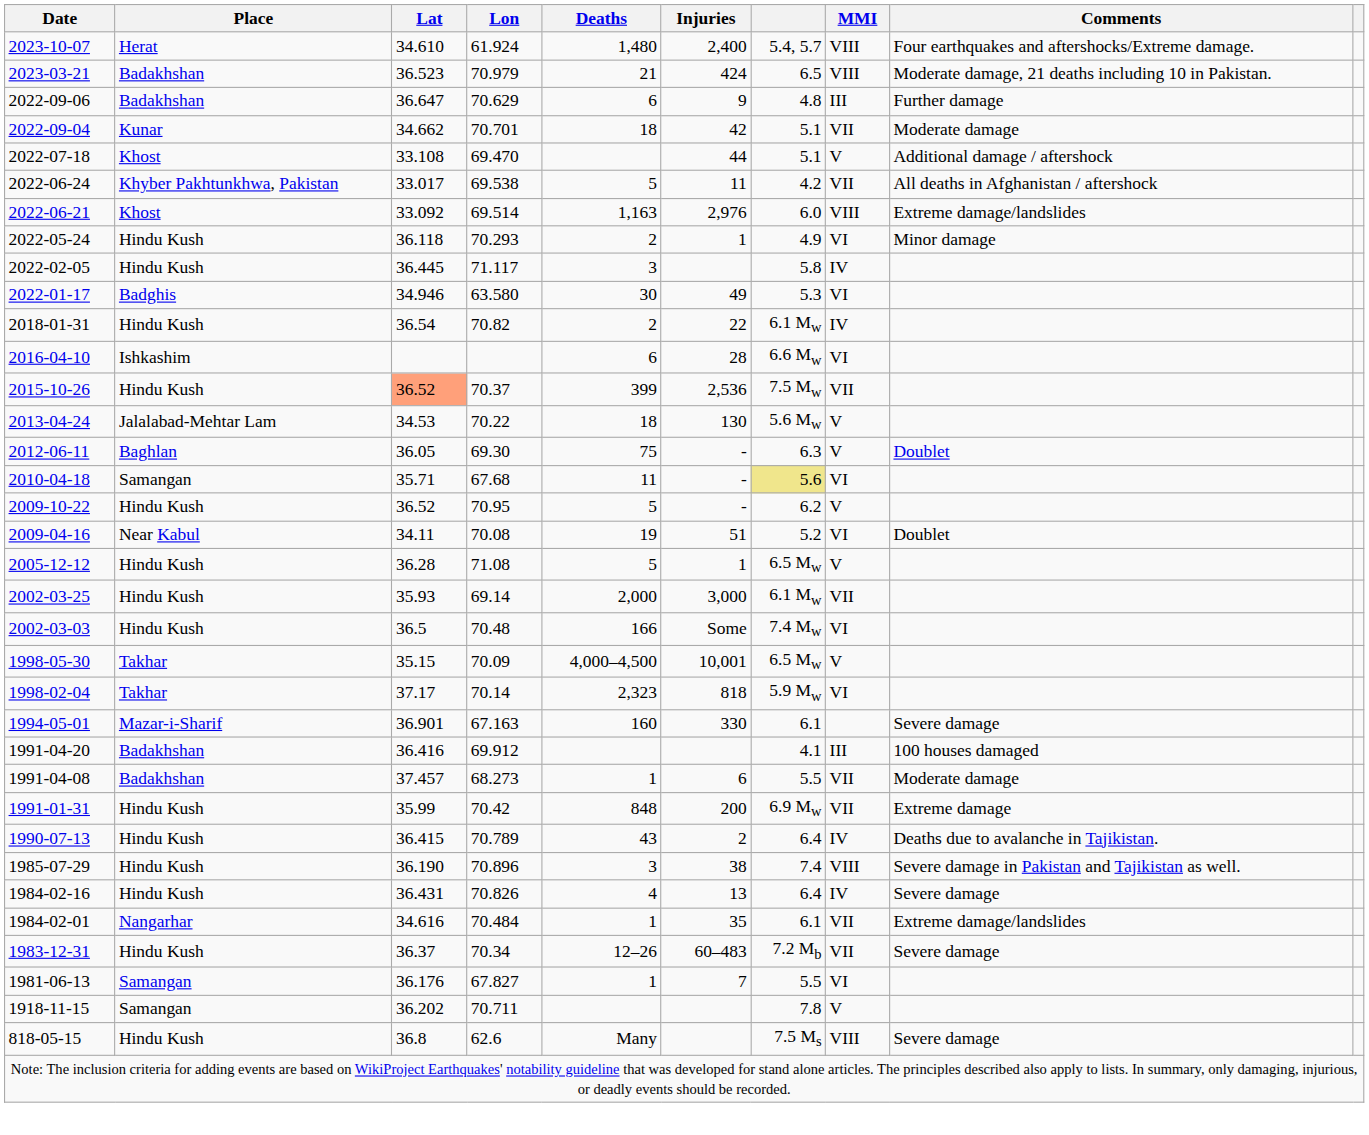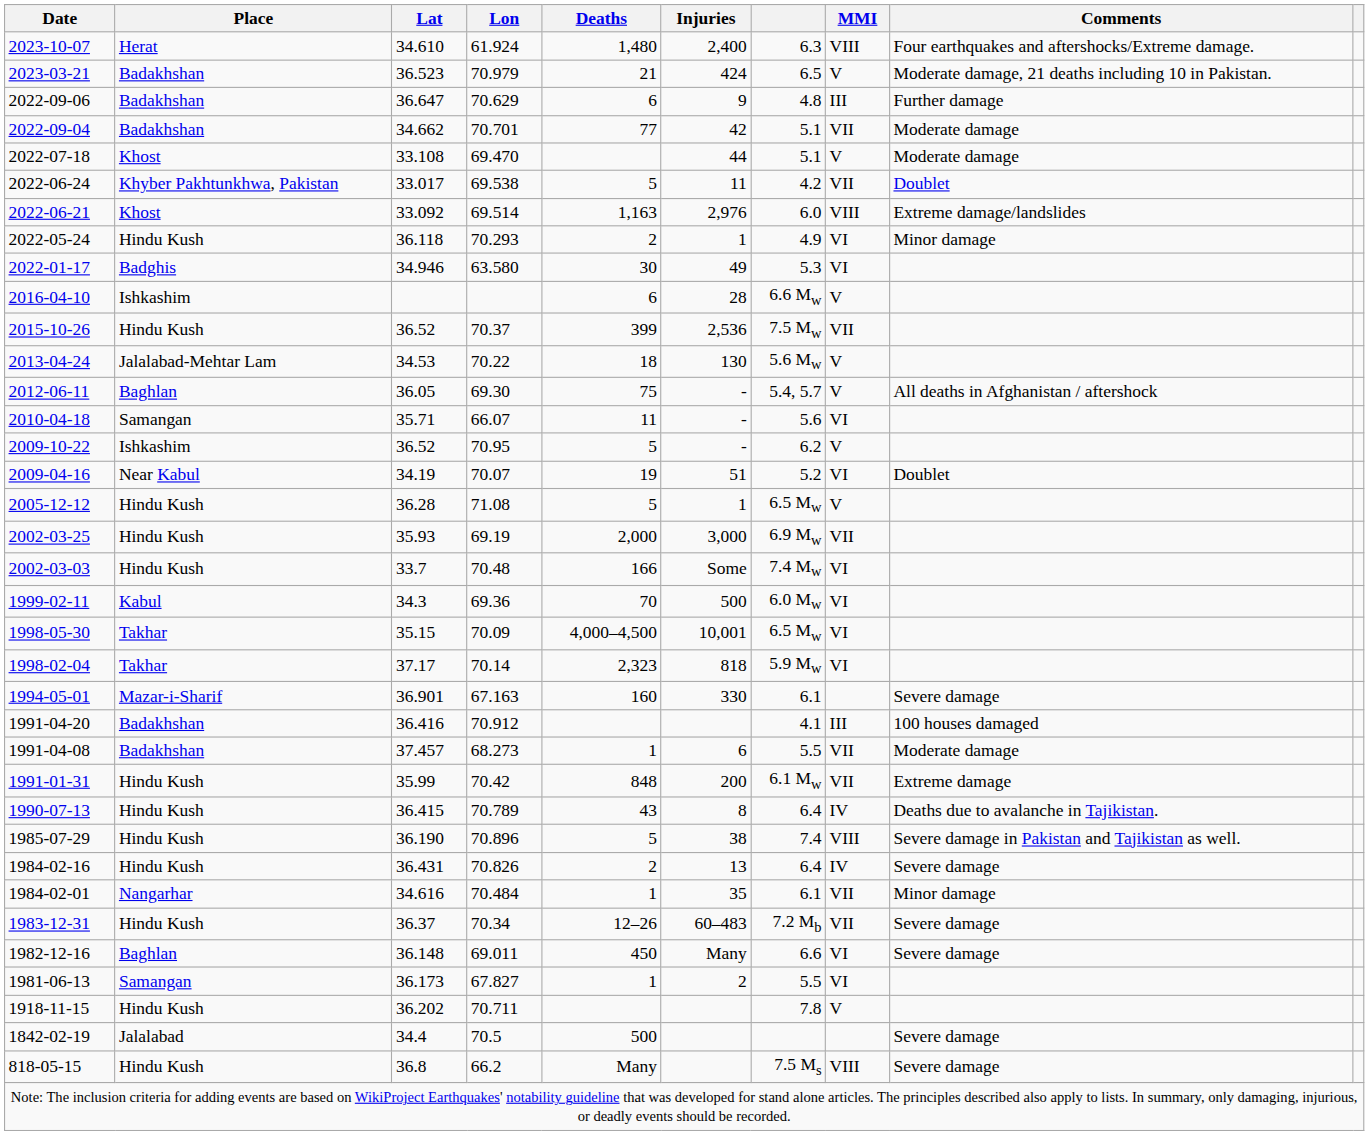(795, 45) 5.4, 5.7 -> (811, 45) 6.3
(845, 73) VIII -> (836, 73) V
(141, 128) Kunar -> (162, 128) Badakhshan
(648, 128) 18 -> (648, 128) 77
(1003, 156) Additional damage / aftershock -> (956, 156) Moderate damage
(1025, 184) All deaths in Afghanistan / aftershock -> (922, 184) Doublet
- row: (49, 267)
- row: (49, 324)
(839, 357) VI -> (836, 297) V
(416, 389) lightsalmon background -> (416, 329) no background
(811, 451) 6.3 -> (795, 391) 5.4, 5.7
(922, 451) Doublet -> (1025, 391) All deaths in Afghanistan / aftershock
(490, 479) 67.68 -> (490, 419) 66.07
(811, 479) khaki background -> (811, 419) no background
(161, 506) Hindu Kush -> (155, 446) Ishkashim
(415, 534) 34.11 -> (416, 474) 34.19
(490, 534) 70.08 -> (490, 474) 70.07
(490, 596) 69.14 -> (490, 536) 69.19
(795, 596) 6.1 Mw -> (795, 536) 6.9 Mw
(411, 628) 36.5 -> (411, 568) 33.7
+ row: (49, 601)
(836, 661) V -> (839, 633) VI
(495, 750) 69.912 -> (495, 723) 70.912
(795, 808) 6.9 Mw -> (795, 780) 6.1 Mw
(742, 838) 2 -> (742, 810) 8
(653, 866) 3 -> (653, 838) 5
(653, 893) 4 -> (653, 866) 2
(990, 921) Extreme damage/landslides -> (945, 893) Minor damage
+ row: (49, 953)
(420, 981) 36.176 -> (420, 981) 36.173
(742, 981) 7 -> (742, 981) 2
(155, 1008) Samangan -> (161, 1008) Hindu Kush
+ row: (49, 1036)
(486, 1038) 62.6 -> (486, 1066) 66.2
